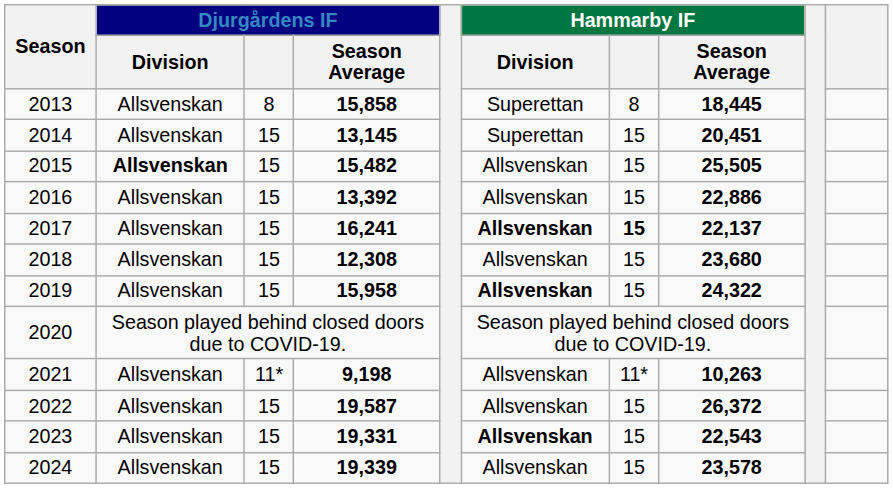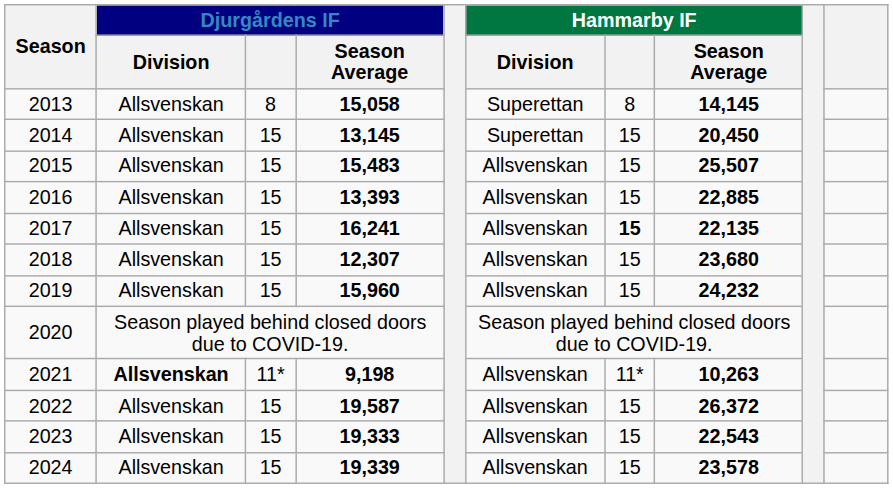(367, 104) 15,858 -> (370, 104) 15,058
(732, 104) 18,445 -> (729, 104) 14,145
(732, 135) 20,451 -> (729, 135) 20,450
(170, 166) bold -> (171, 166) normal
(367, 166) 15,482 -> (370, 166) 15,483
(732, 166) 25,505 -> (729, 166) 25,507
(367, 197) 13,392 -> (370, 197) 13,393
(732, 197) 22,886 -> (729, 197) 22,885
(535, 228) bold -> (535, 228) normal
(732, 228) 22,137 -> (729, 228) 22,135
(367, 259) 12,308 -> (370, 259) 12,307
(367, 290) 15,958 -> (370, 290) 15,960
(535, 290) bold -> (535, 290) normal
(732, 290) 24,322 -> (729, 290) 24,232
(170, 374) normal -> (171, 374) bold
(367, 436) 19,331 -> (370, 436) 19,333
(535, 436) bold -> (535, 436) normal
